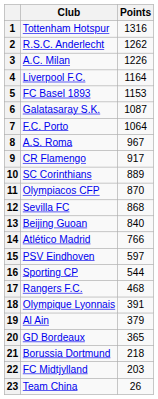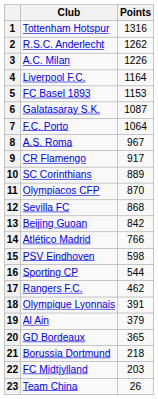(136, 223) 840 -> (136, 223) 842
(136, 256) 597 -> (136, 256) 598
(136, 288) 468 -> (136, 288) 462
